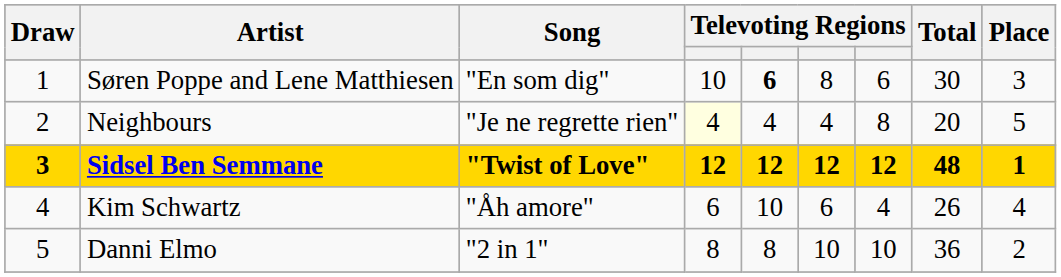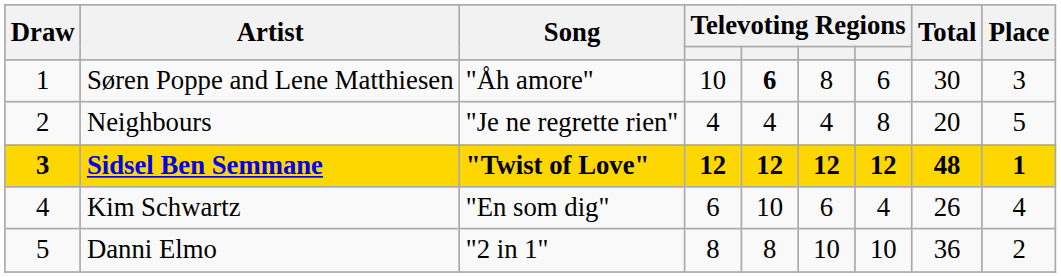(538, 80) "En som dig" -> (530, 80) "Åh amore"
(713, 122) lightyellow background -> (713, 122) no background
(530, 207) "Åh amore" -> (538, 207) "En som dig"
